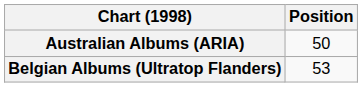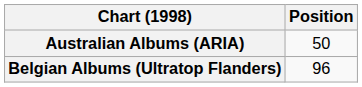(321, 69) 53 -> (321, 69) 96
